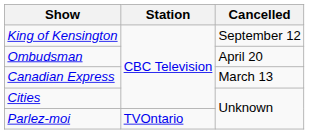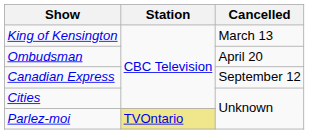(260, 35) September 12 -> (246, 35) March 13
(246, 77) March 13 -> (260, 77) September 12
(154, 118) no background -> (154, 118) khaki background
